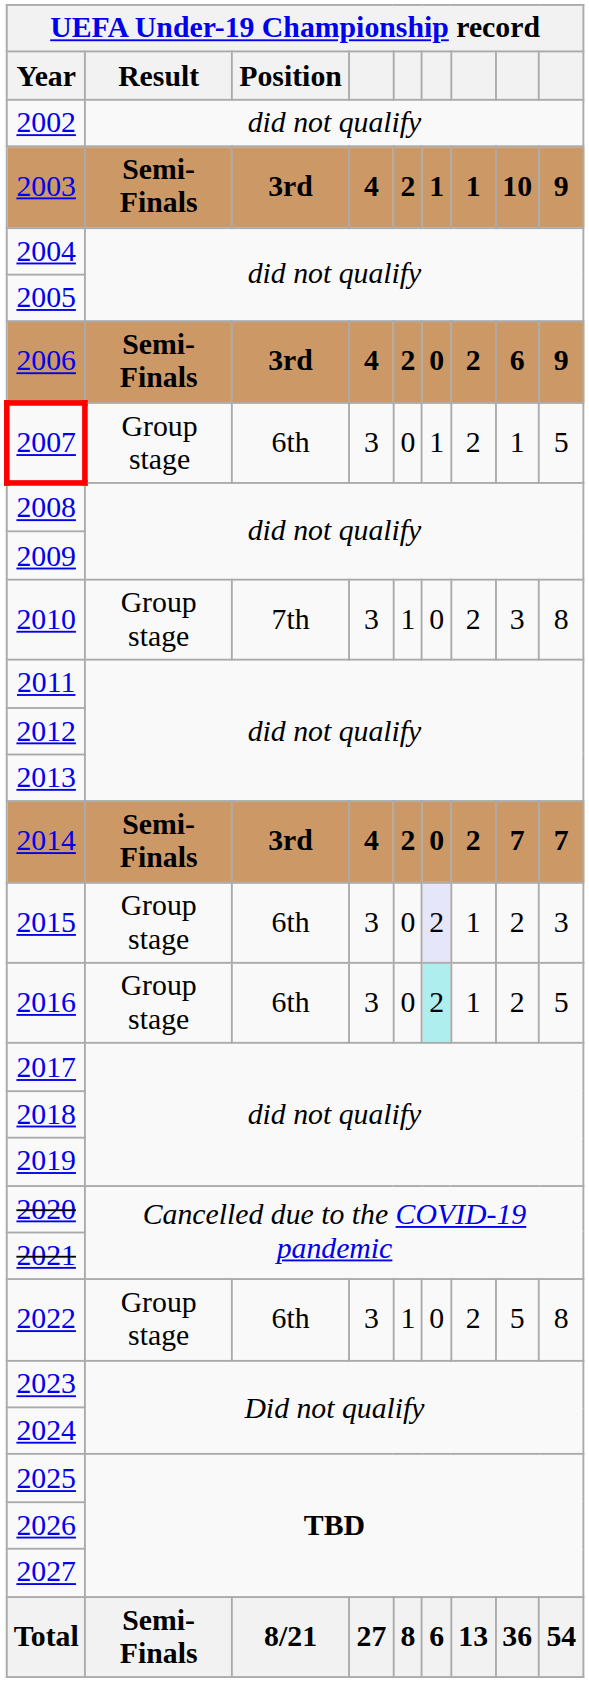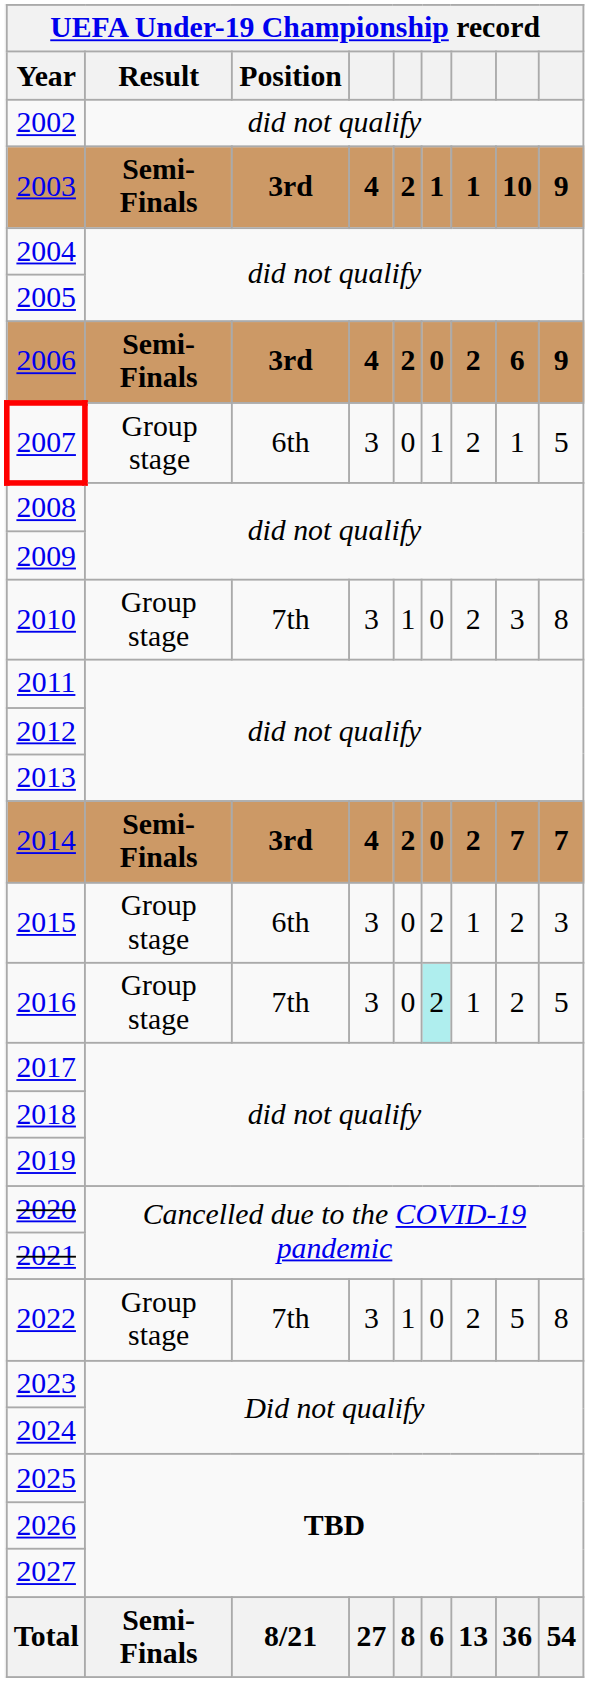(437, 922) lavender background -> (437, 922) no background
(291, 1002) 6th -> (291, 1002) 7th
(291, 1319) 6th -> (291, 1319) 7th
